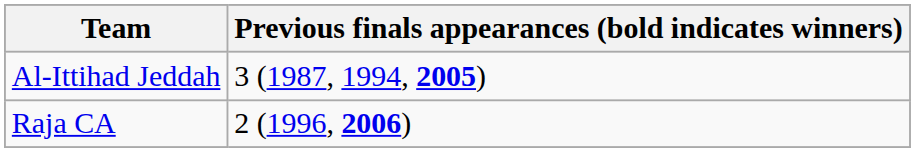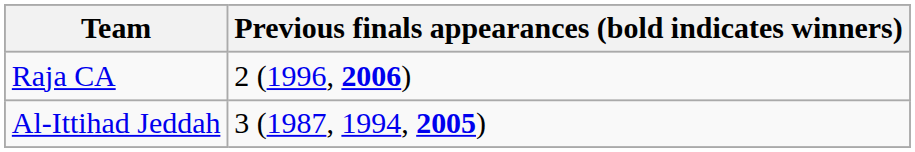rows swapped: (116, 75) <-> (64, 123)
